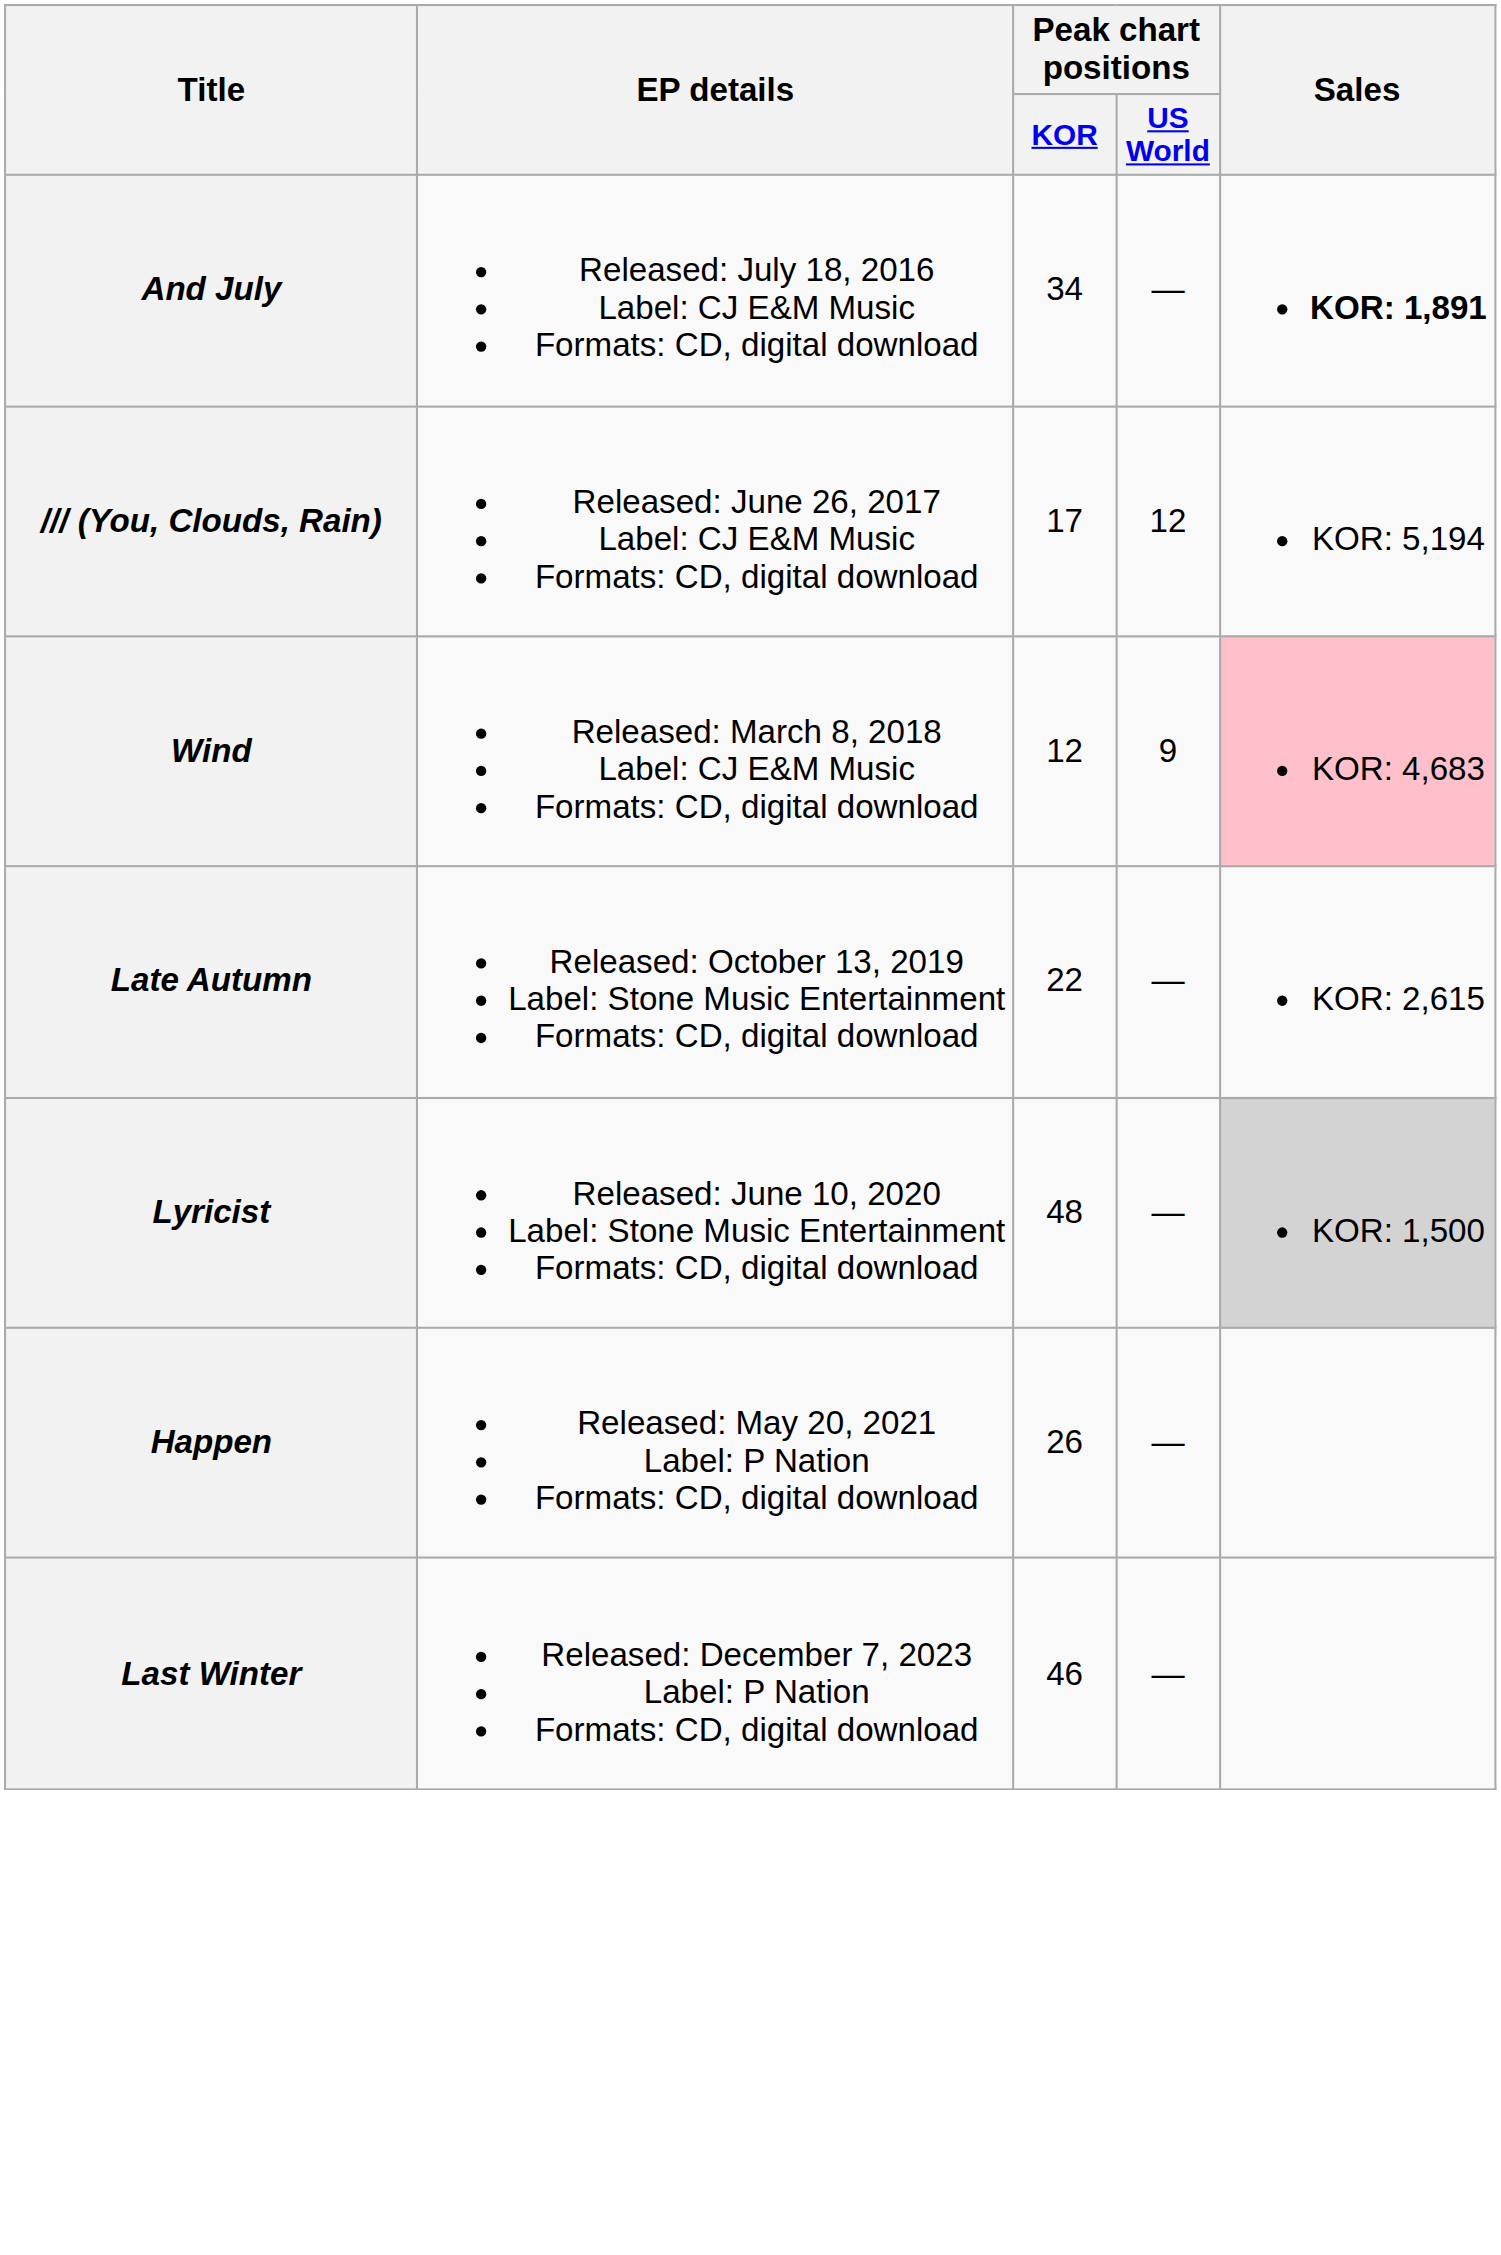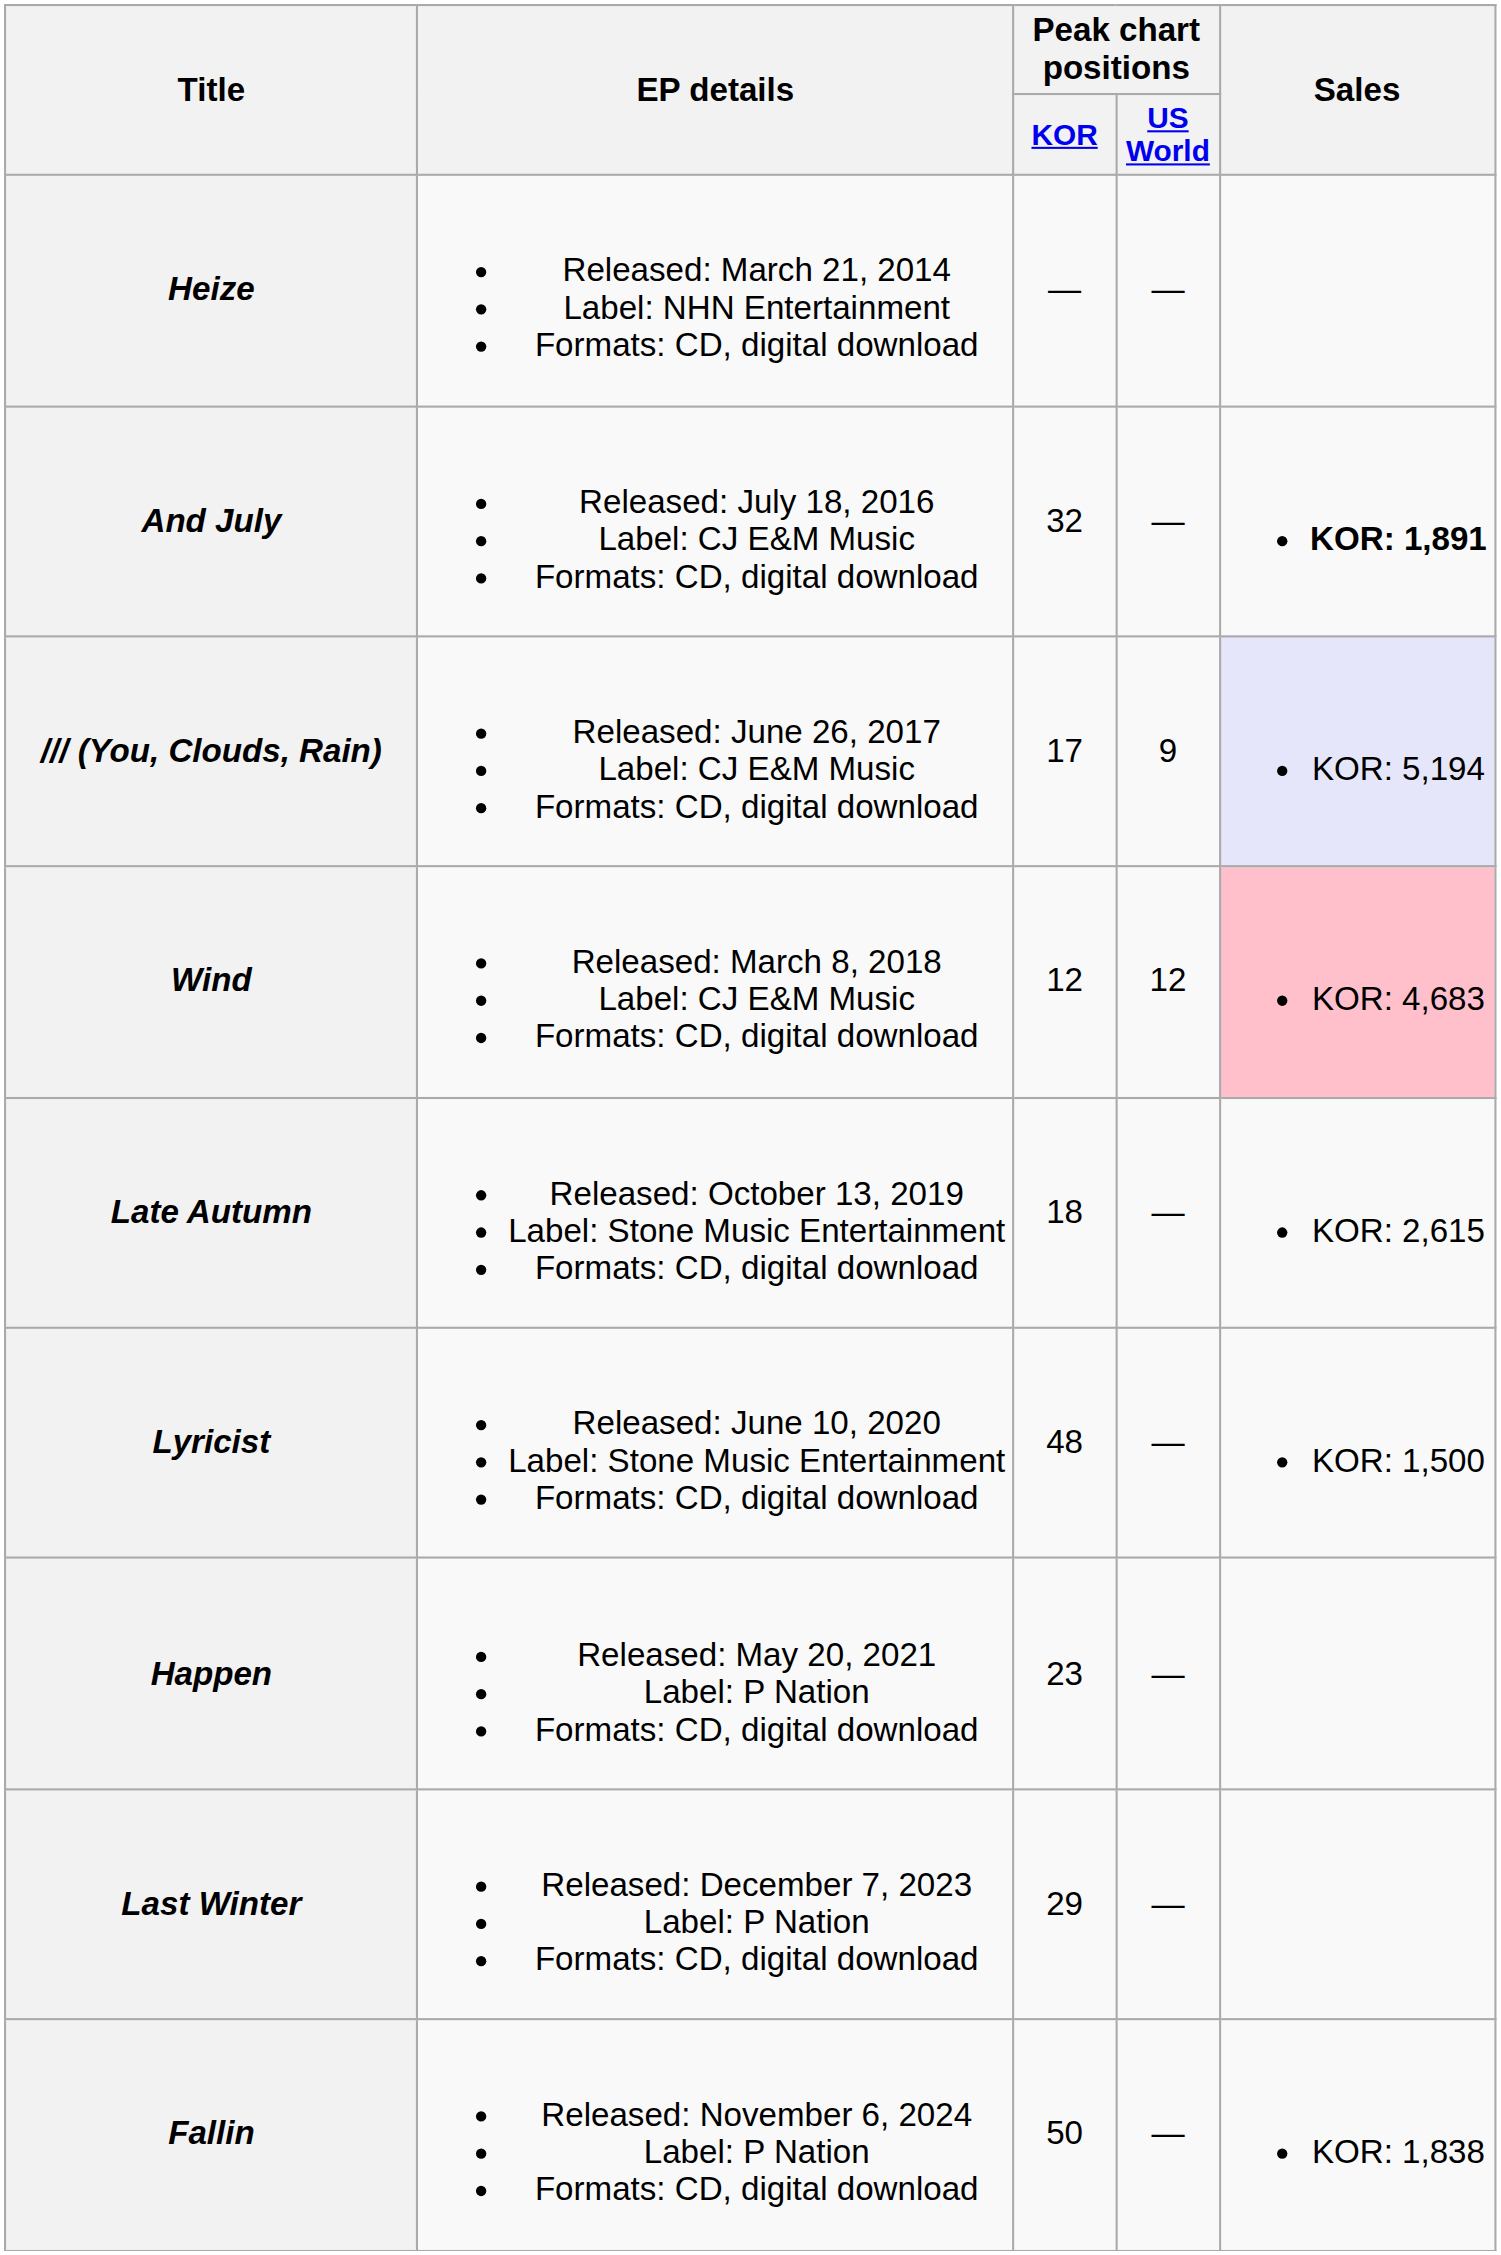+ row: (211, 289)
(1065, 289) 34 -> (1065, 520) 32
(1168, 520) 12 -> (1168, 750) 9
(1357, 539) no background -> (1357, 770) lavender background
(1168, 750) 9 -> (1168, 981) 12
(1065, 981) 22 -> (1065, 1211) 18
(1357, 1231) lightgrey background -> (1357, 1462) no background
(1065, 1442) 26 -> (1065, 1673) 23
(1065, 1673) 46 -> (1065, 1903) 29
+ row: (211, 2134)
